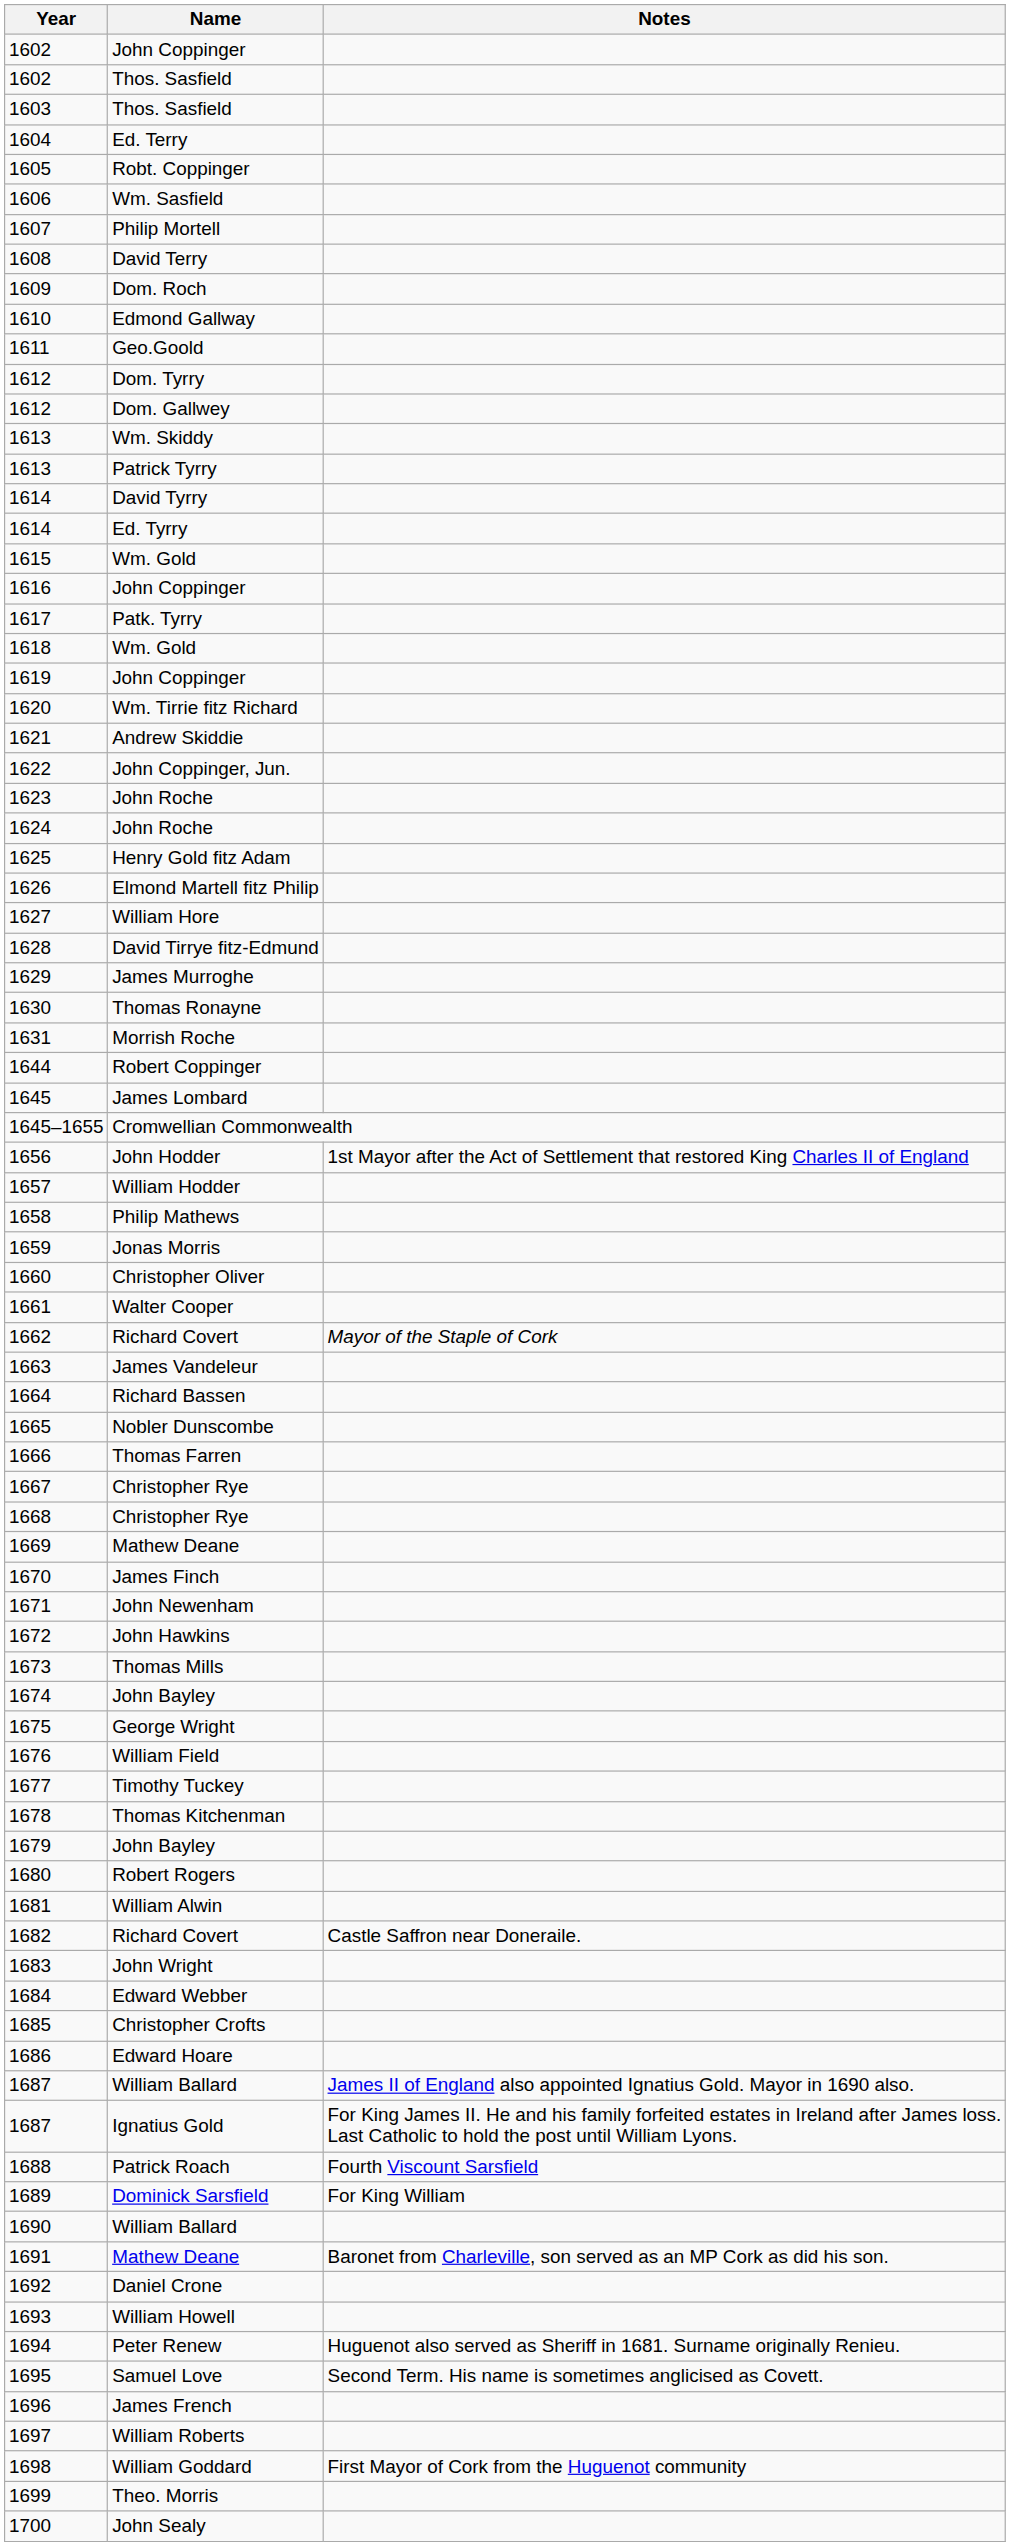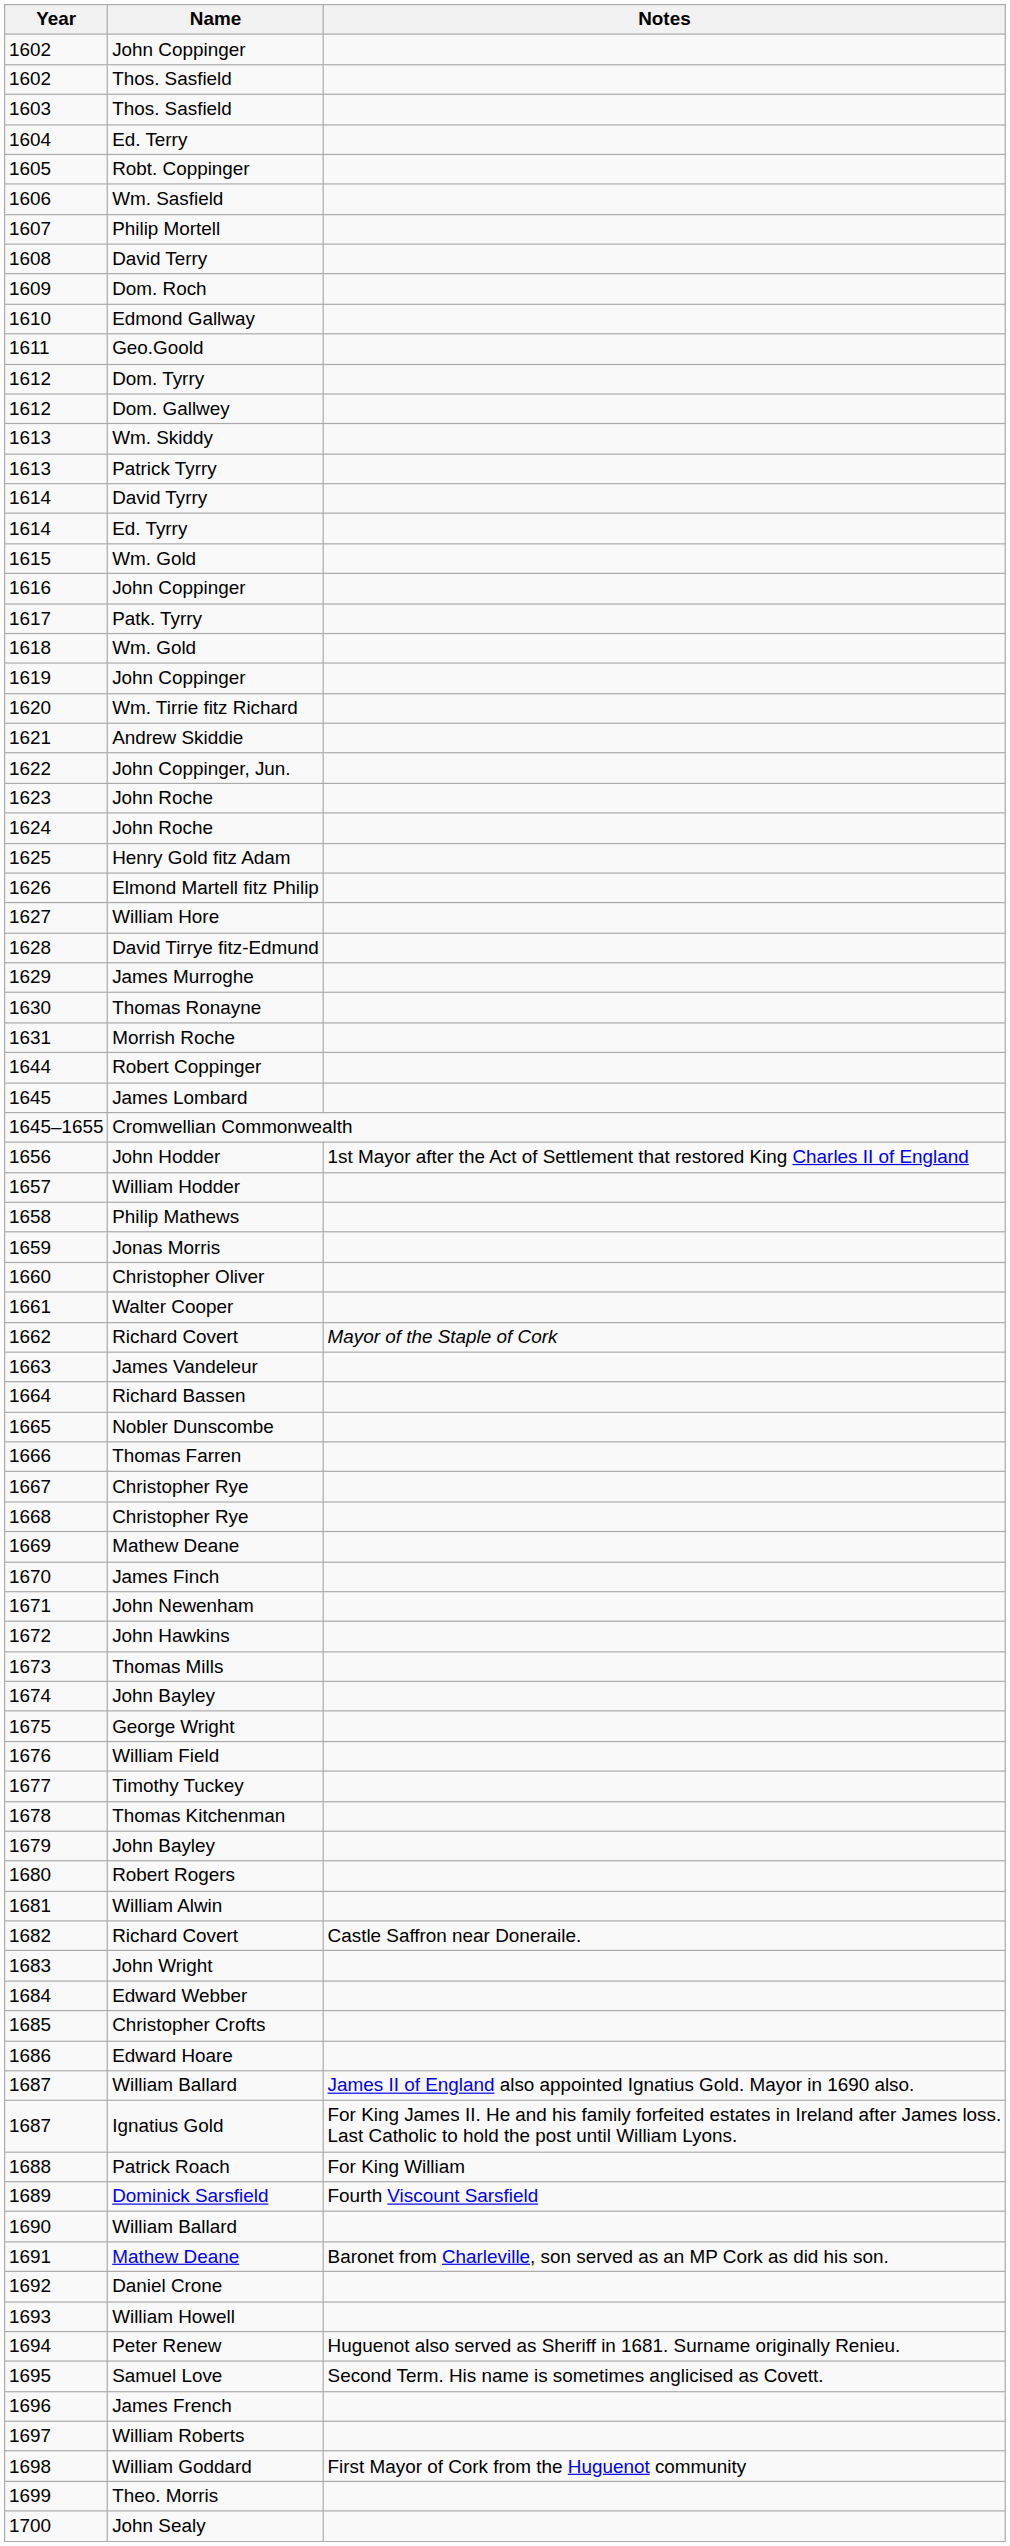(433, 2166) Fourth Viscount Sarsfield -> (396, 2166) For King William
(396, 2196) For King William -> (433, 2196) Fourth Viscount Sarsfield
